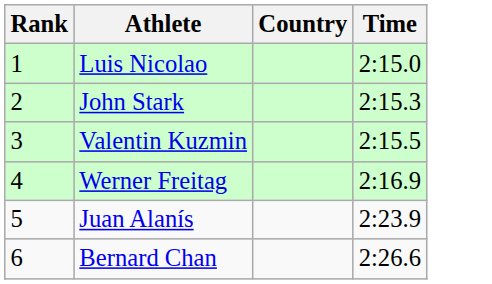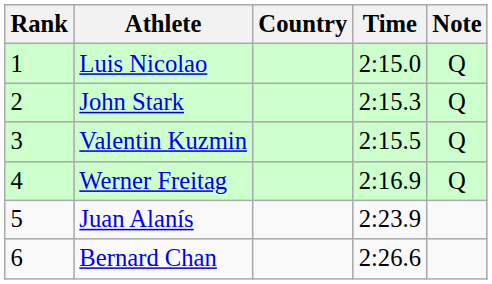+ column: (457, 24)
